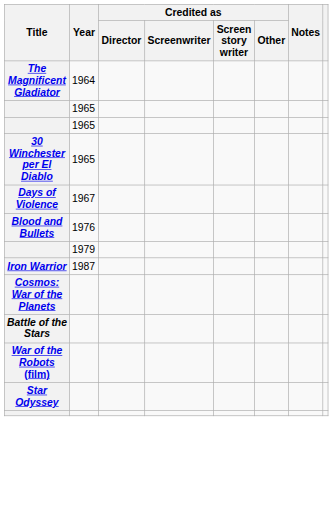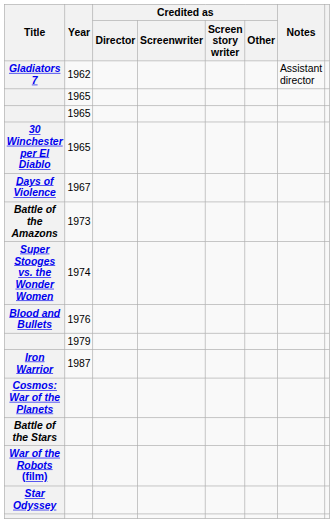+ row: (35, 74)
- row: (37, 80)
+ row: (35, 221)
+ row: (35, 273)
